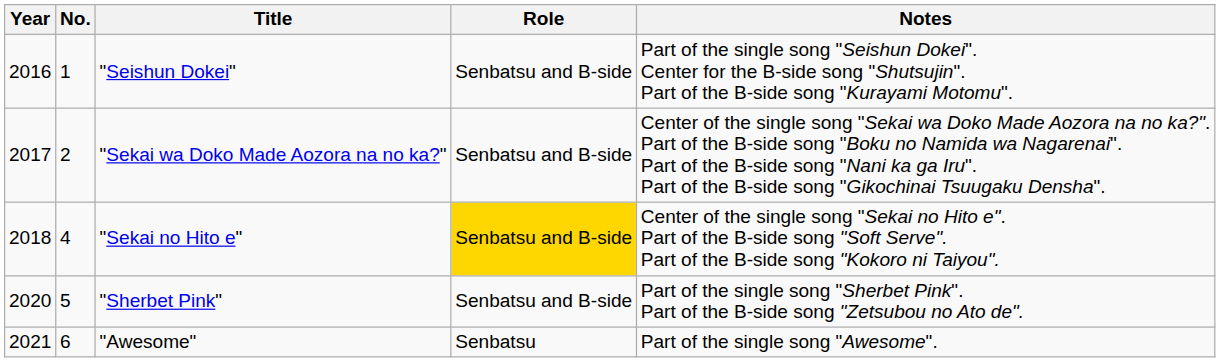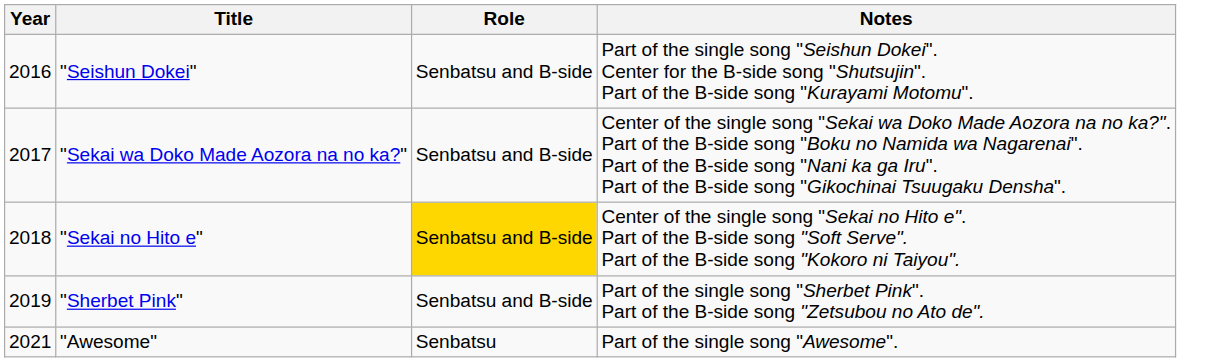- column: (75, 19)
(30, 301) 2020 -> (30, 301) 2019
